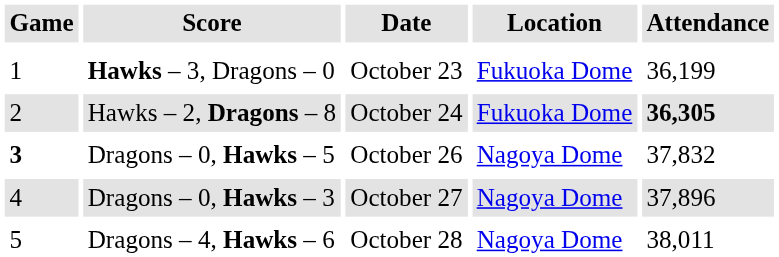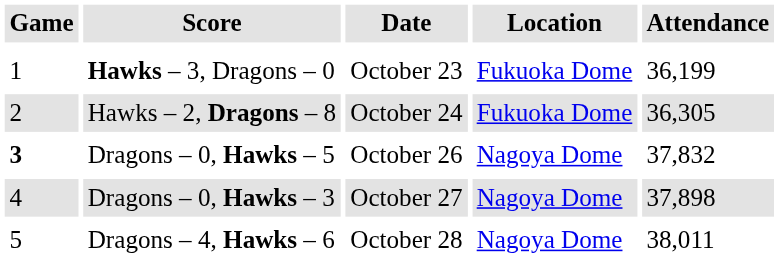(681, 112) bold -> (681, 112) normal
(681, 197) 37,896 -> (681, 197) 37,898
